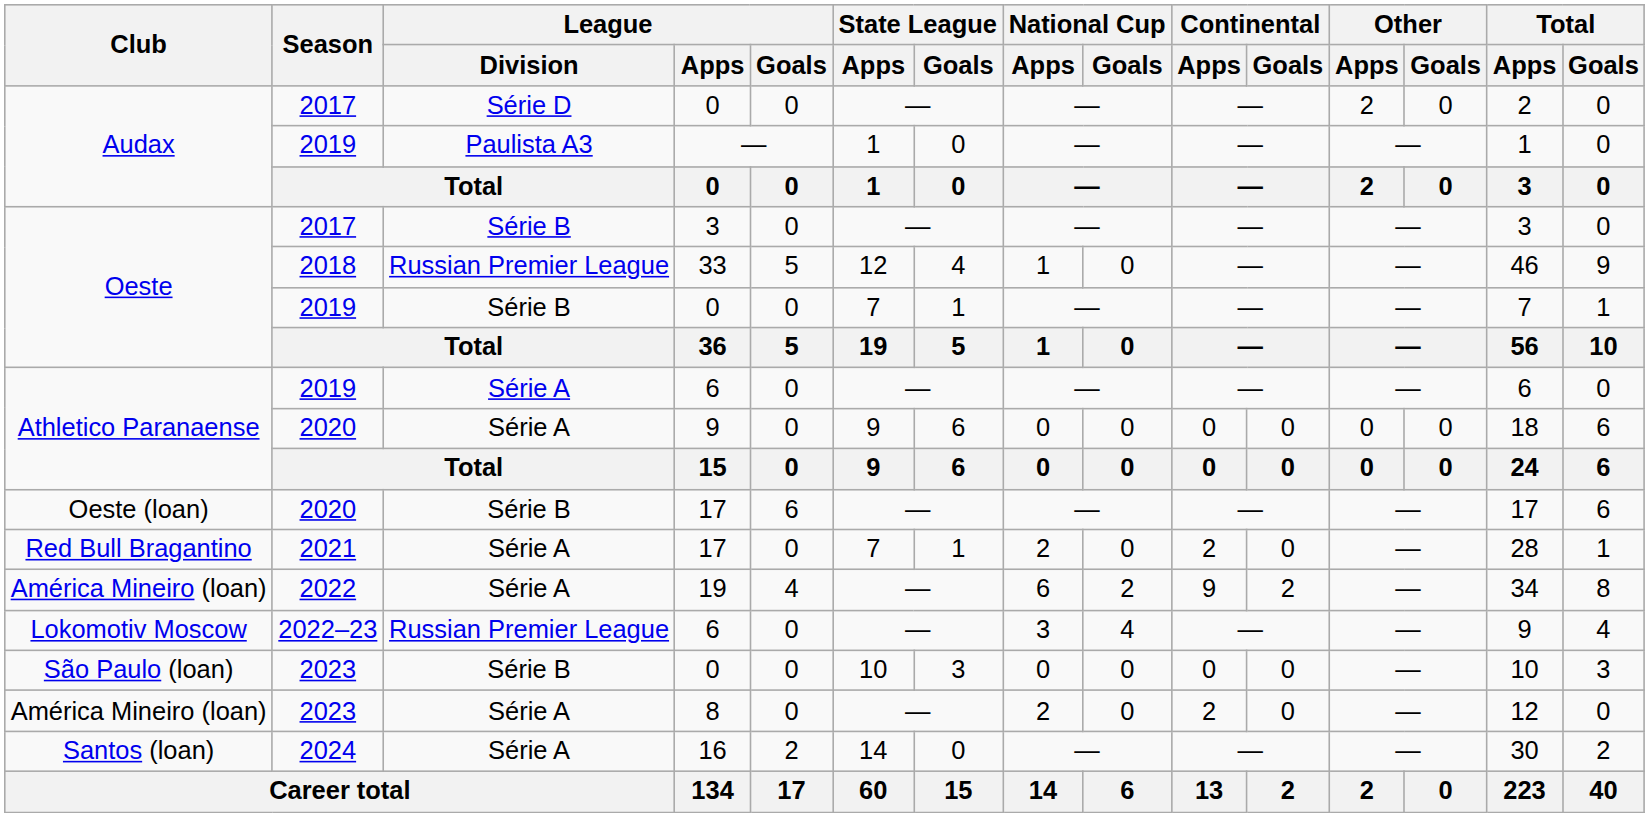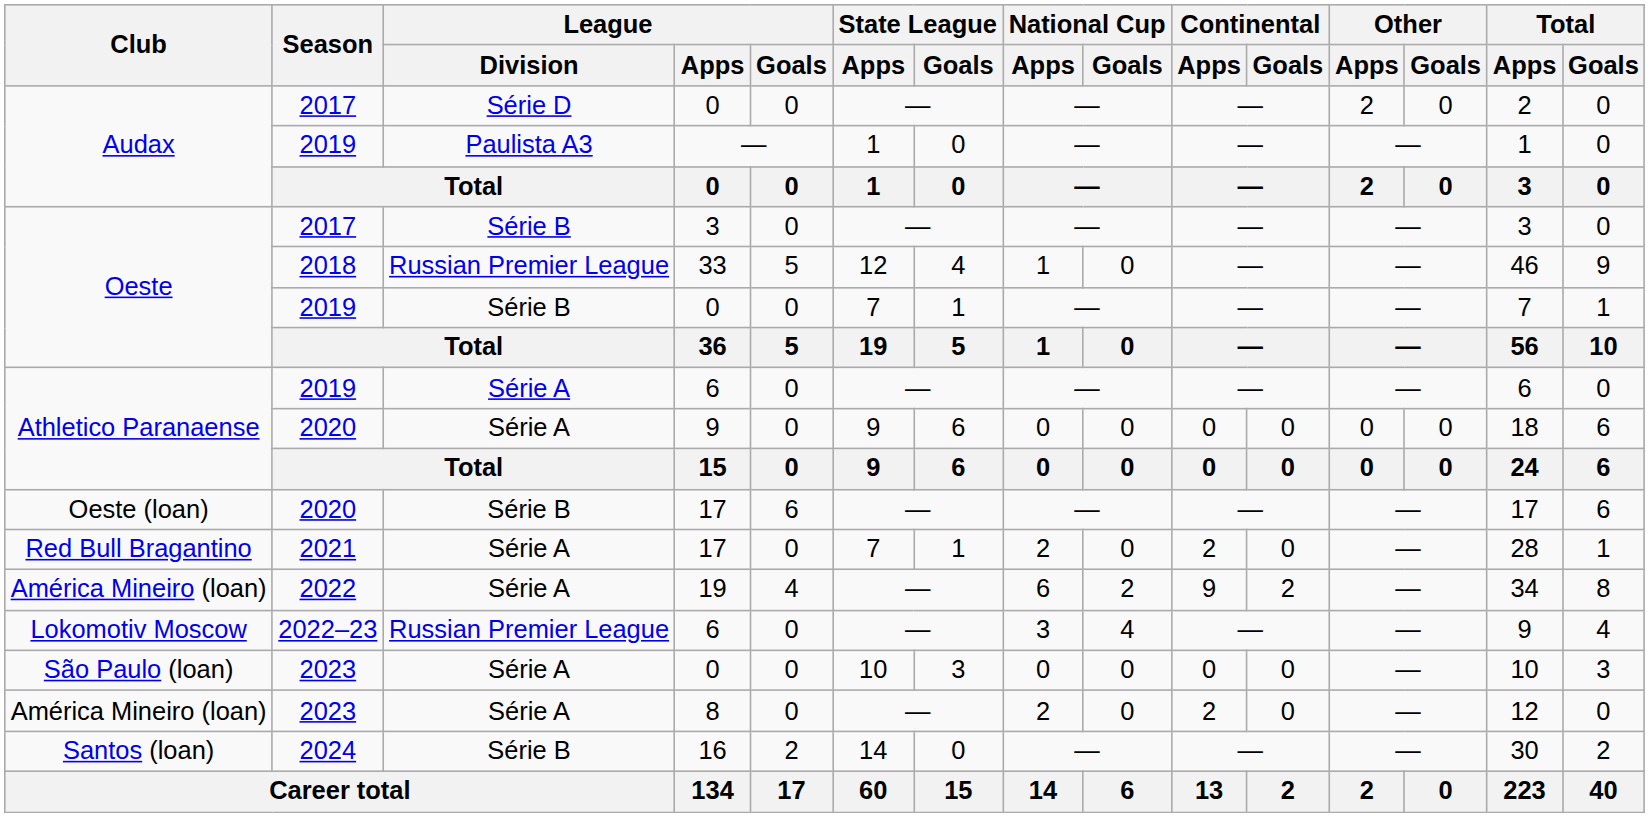(529, 670) Série B -> (529, 670) Série A
(529, 750) Série A -> (529, 750) Série B
